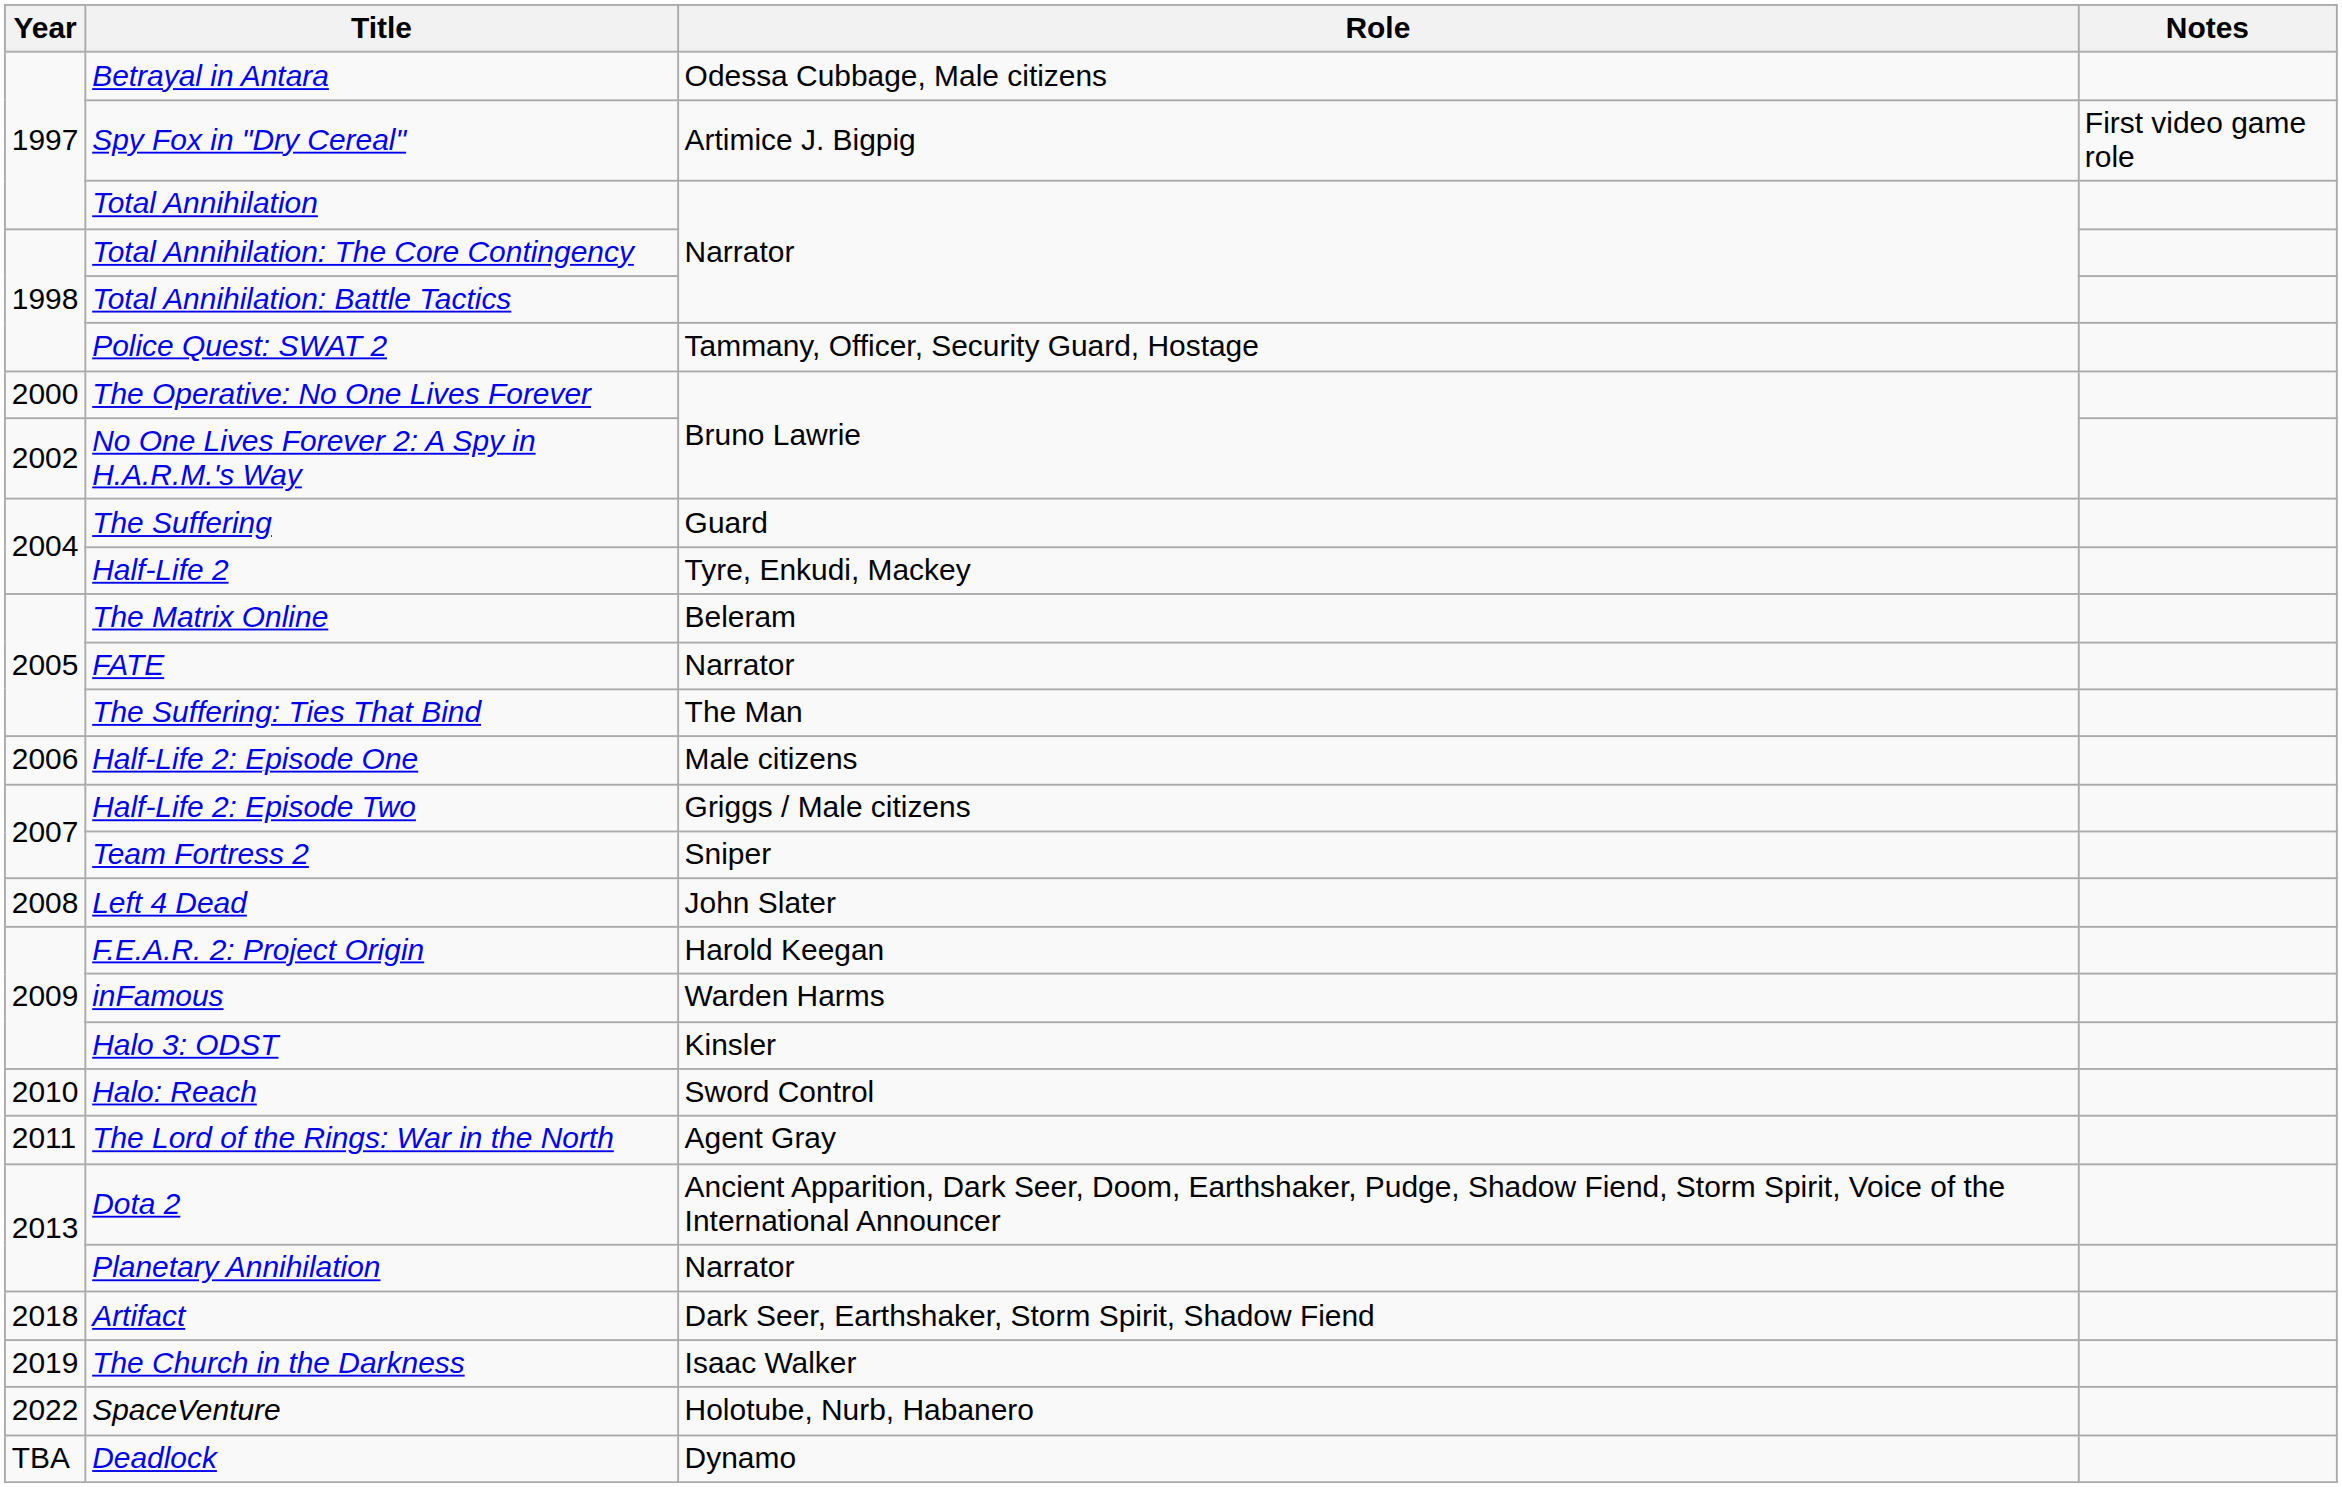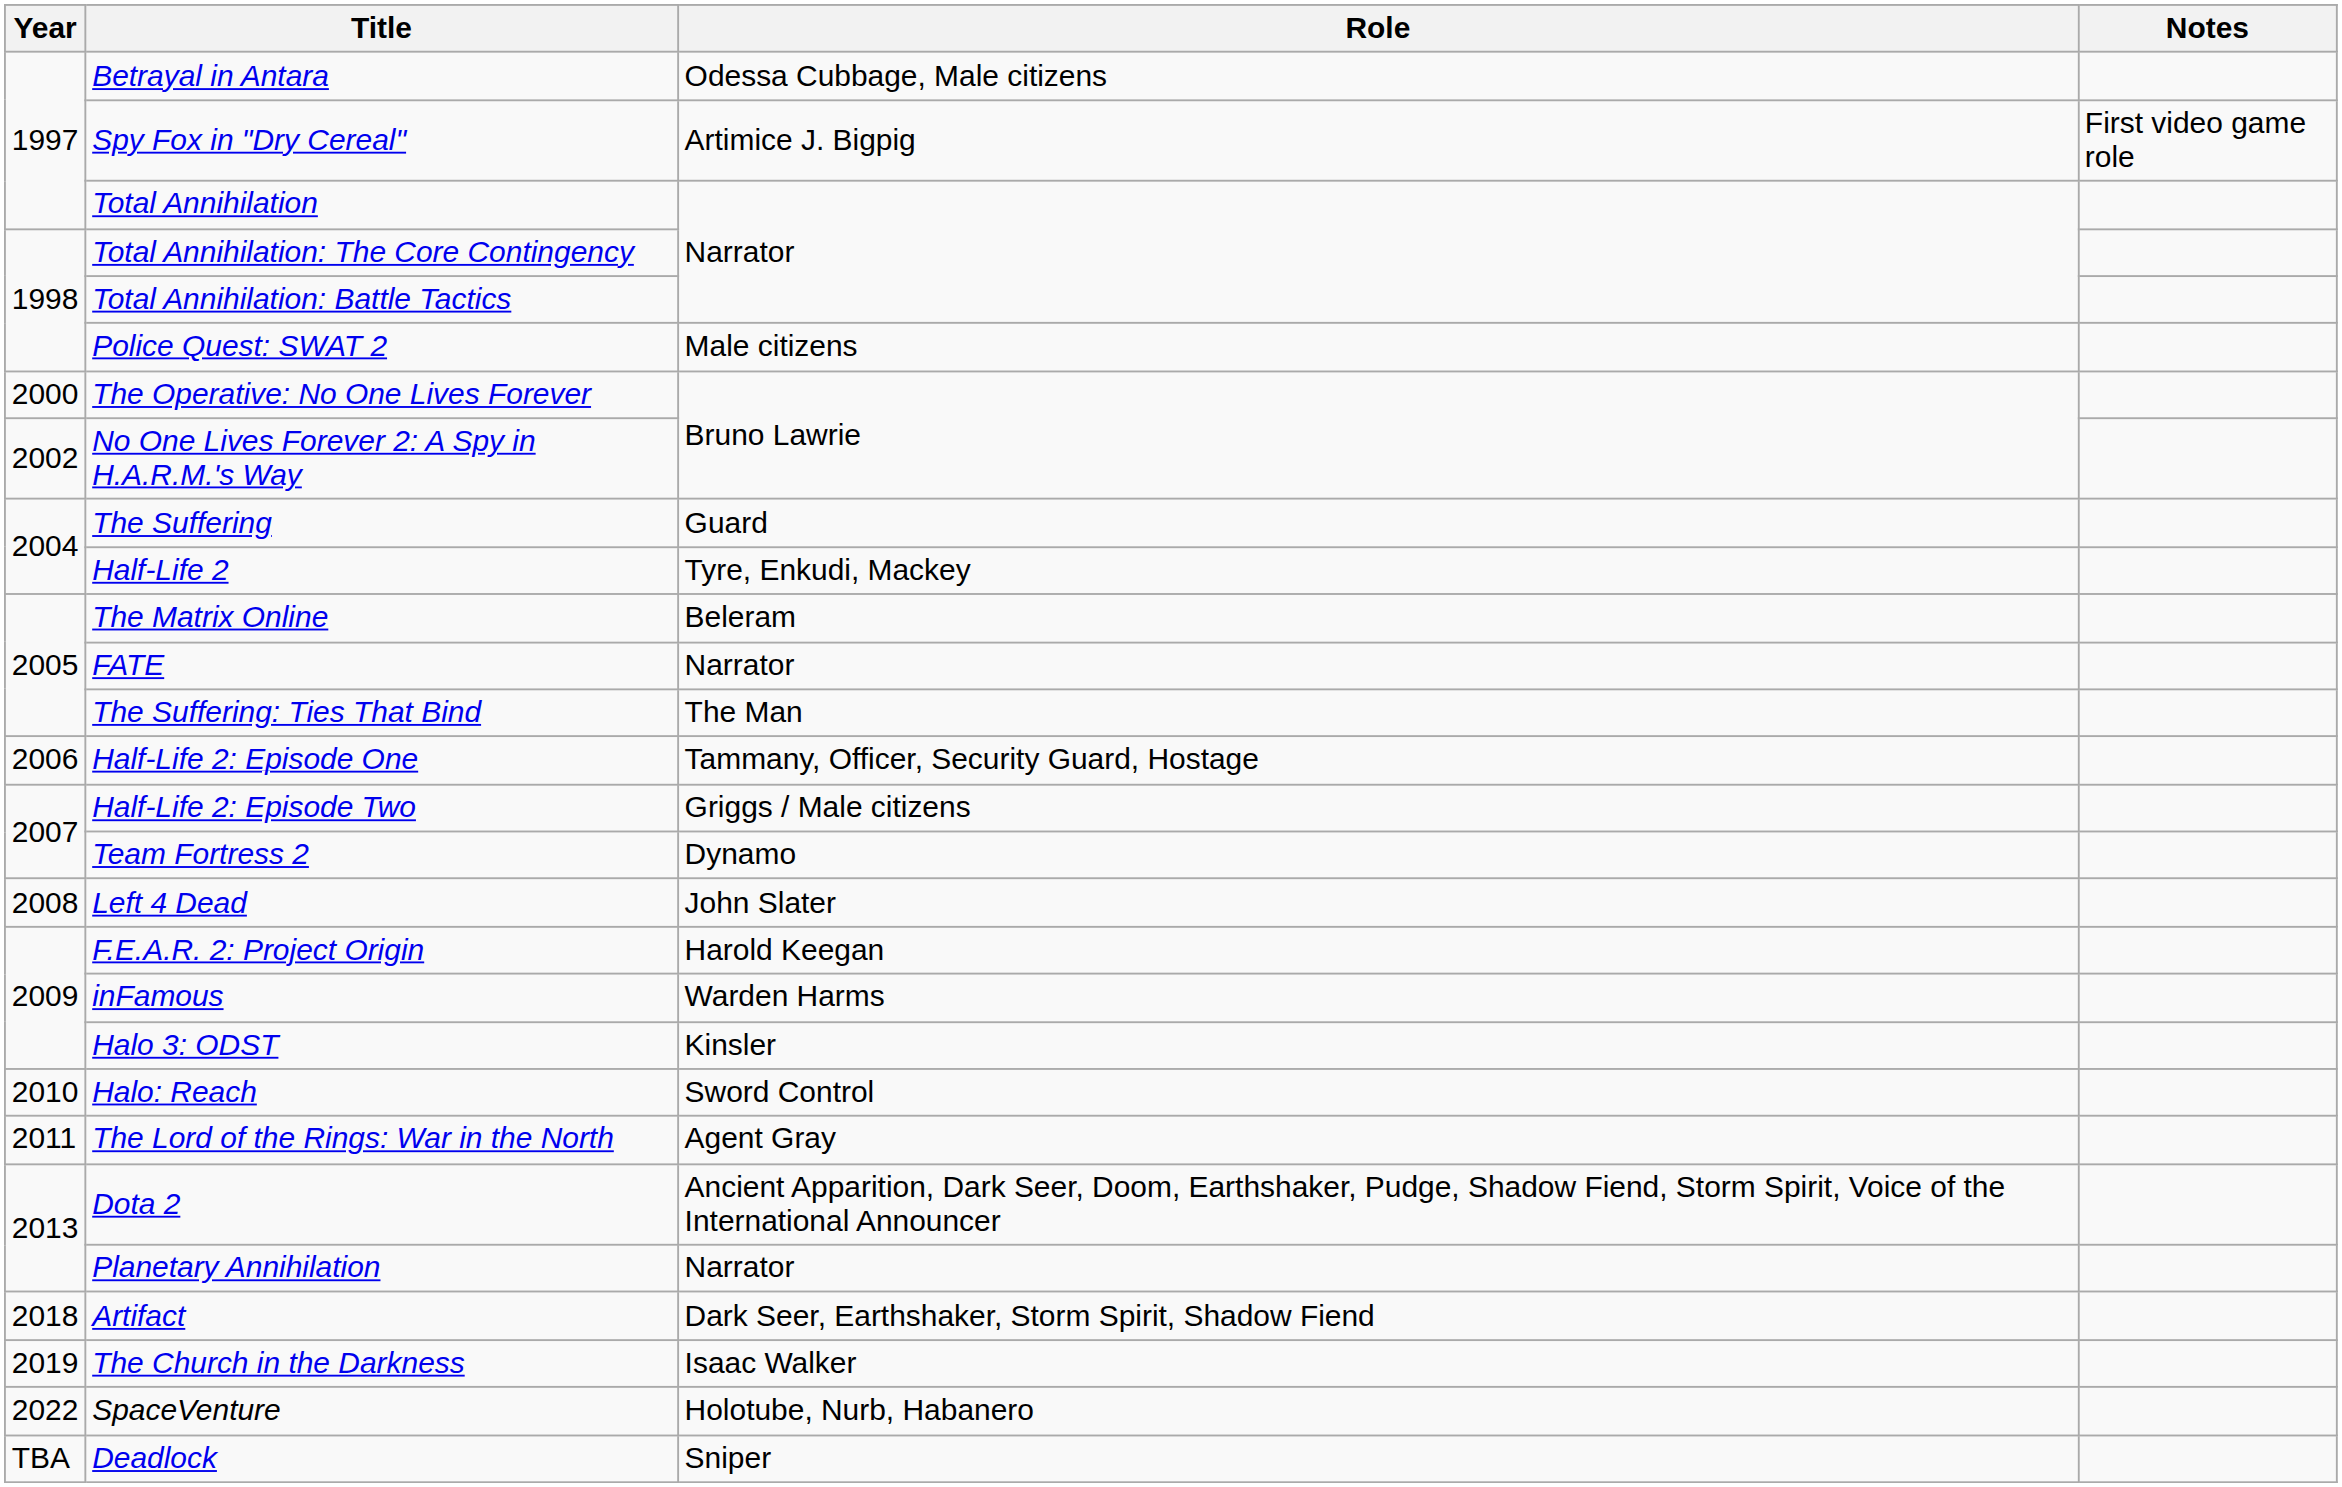(972, 346) Tammany, Officer, Security Guard, Hostage -> (771, 346) Male citizens
(771, 759) Male citizens -> (972, 759) Tammany, Officer, Security Guard, Hostage
(728, 854) Sniper -> (740, 854) Dynamo
(740, 1457) Dynamo -> (728, 1457) Sniper
